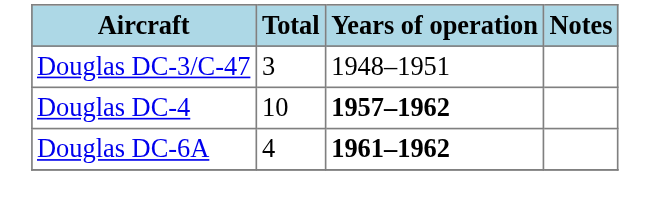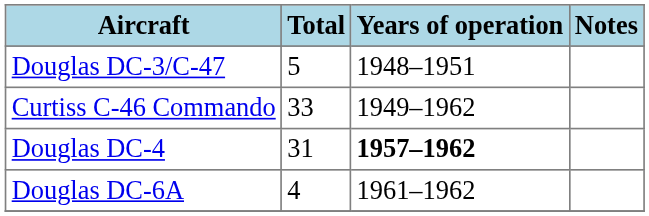(269, 66) 3 -> (294, 66) 5
+ row: (144, 107)
(275, 107) 10 -> (300, 148) 31
(391, 148) bold -> (416, 190) normal
